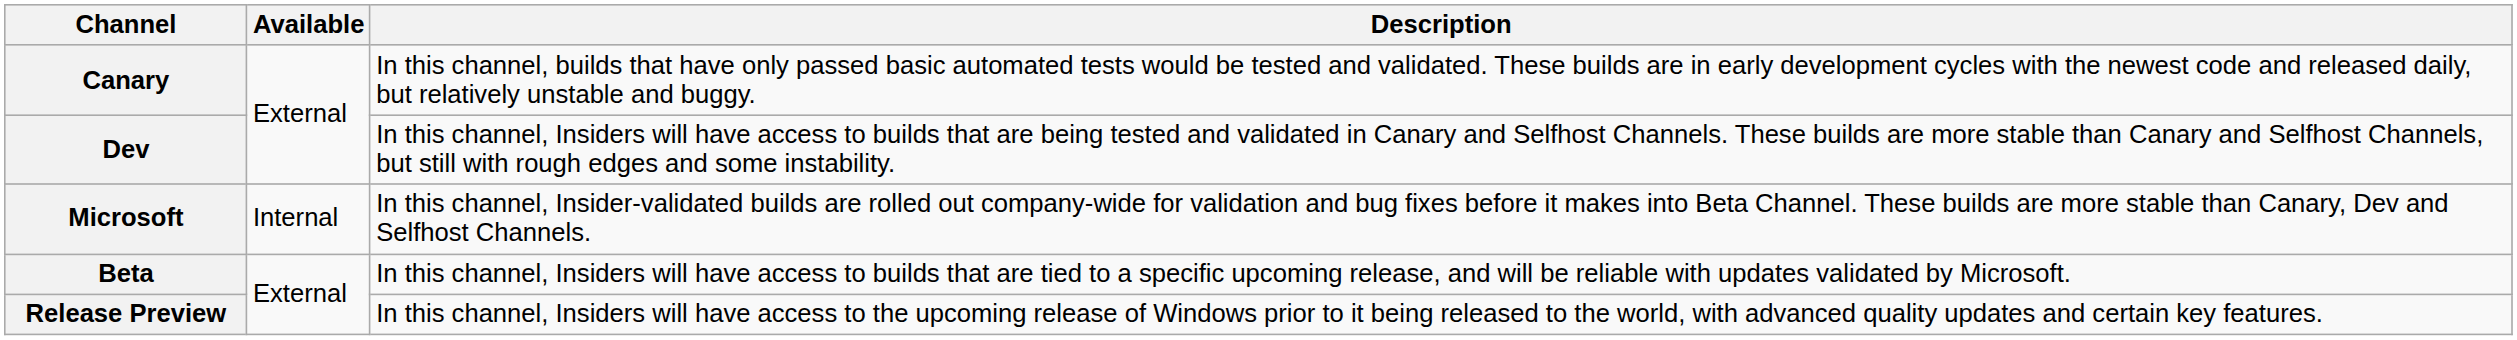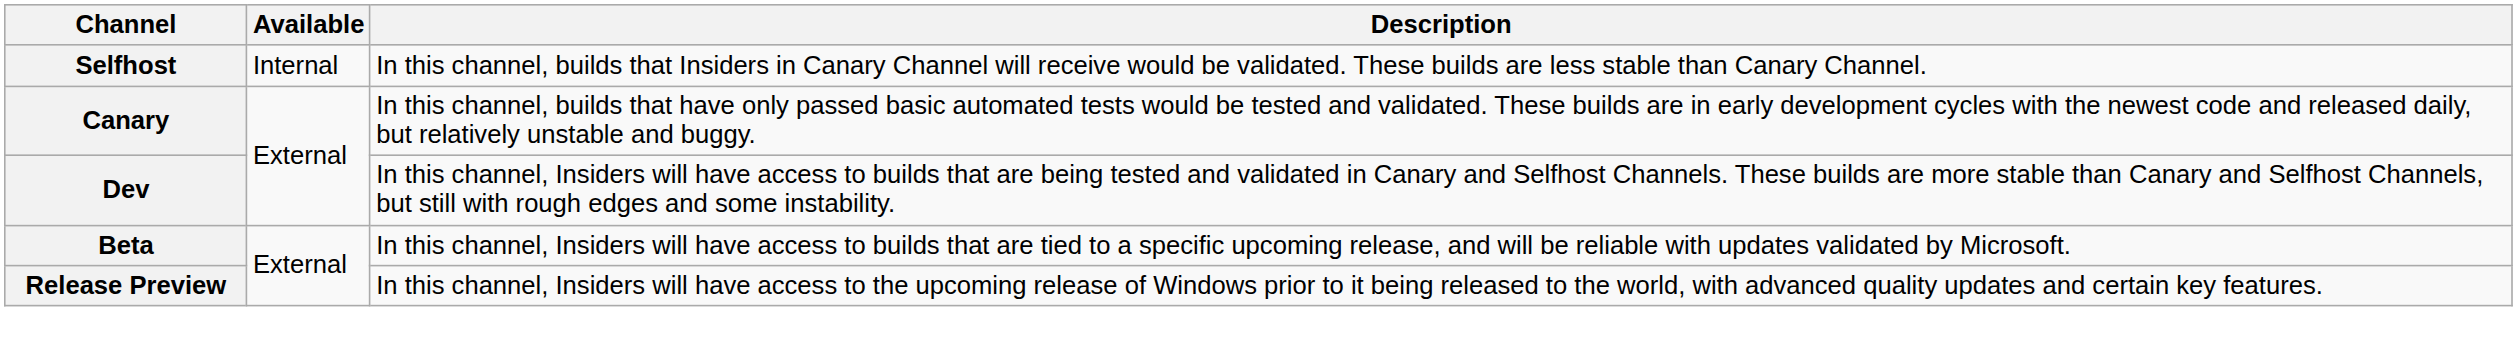+ row: (126, 65)
- row: (126, 218)
